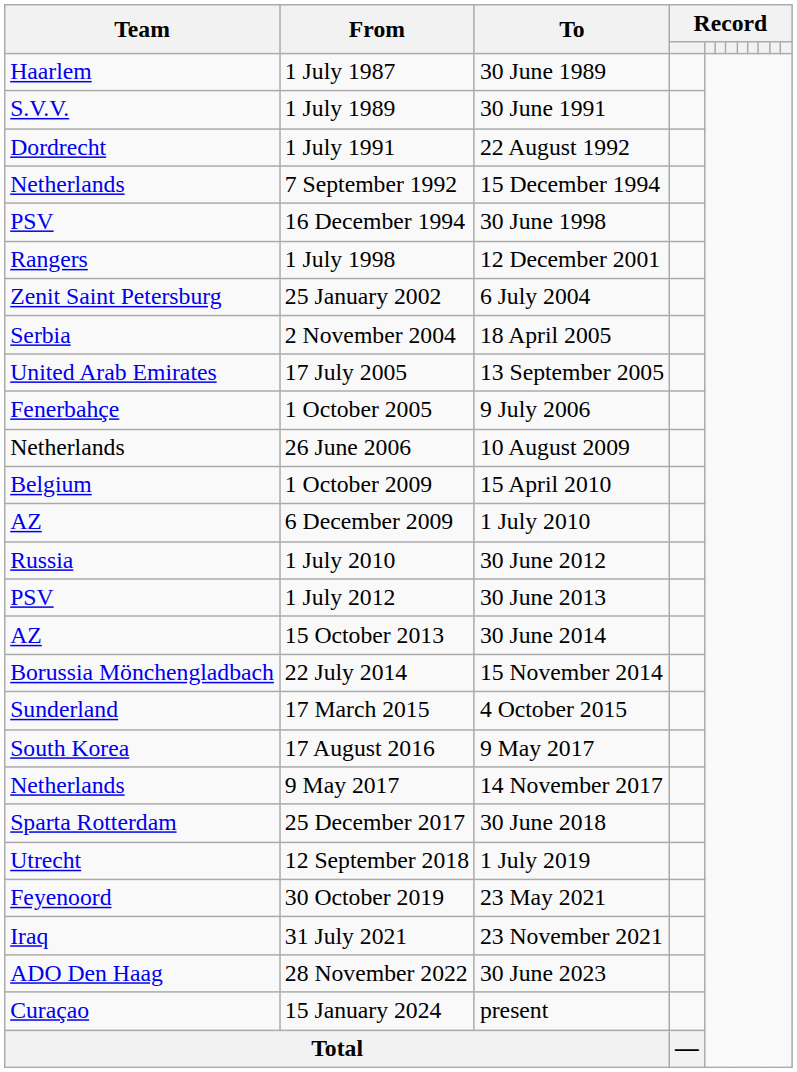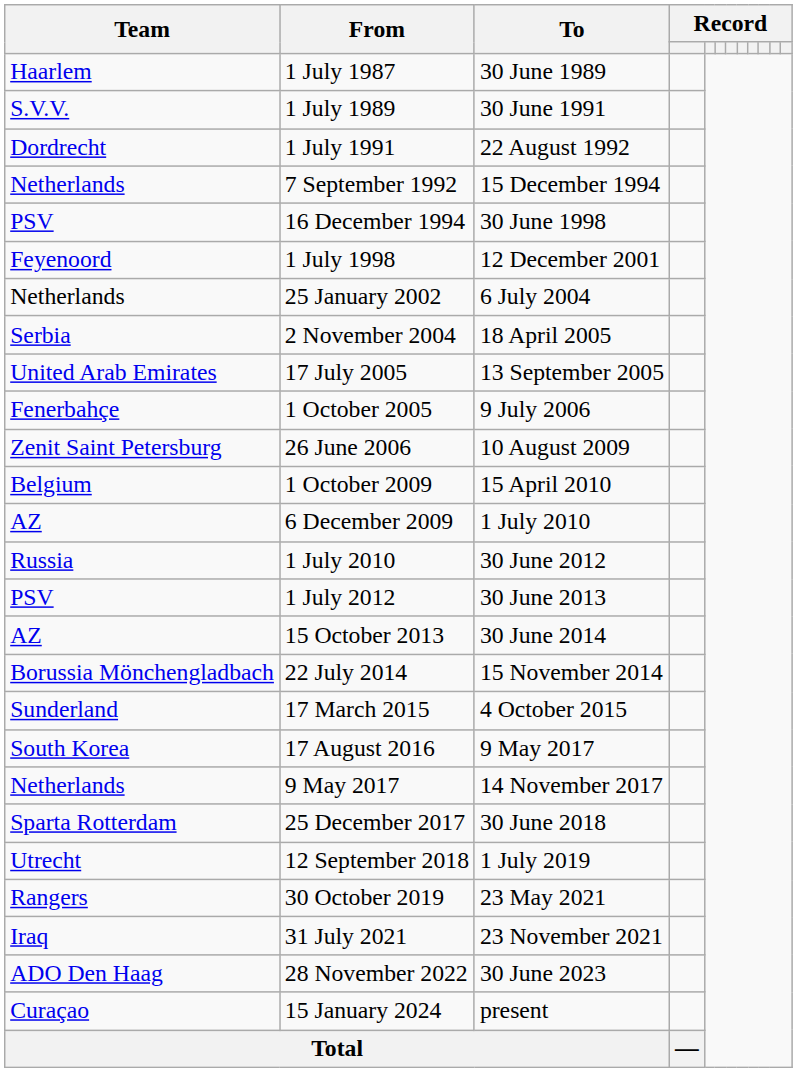(49, 259) Rangers -> (61, 259) Feyenoord
(116, 297) Zenit Saint Petersburg -> (67, 297) Netherlands
(67, 447) Netherlands -> (116, 447) Zenit Saint Petersburg
(61, 897) Feyenoord -> (49, 897) Rangers
